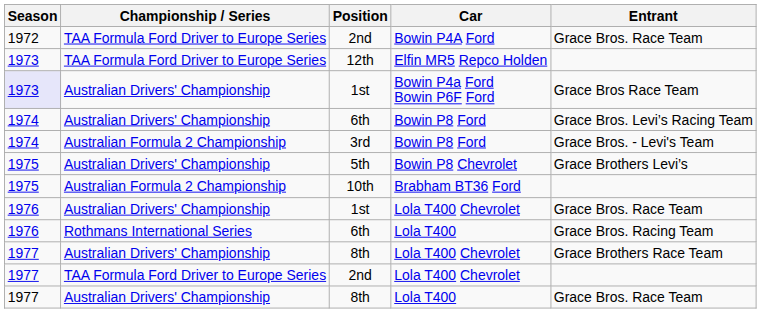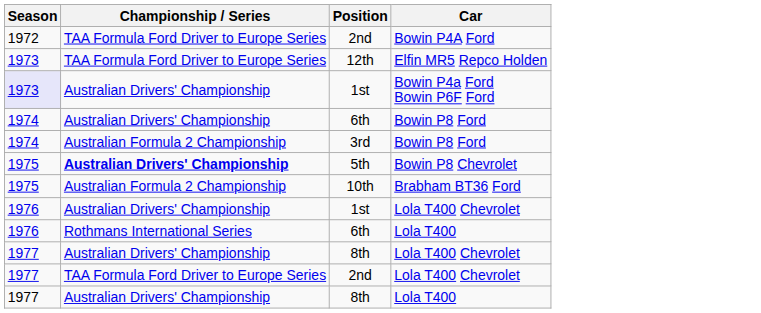- column: (653, 16)
(167, 164) normal -> (176, 164) bold
